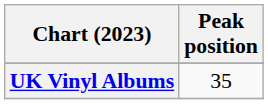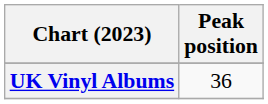(221, 80) 35 -> (221, 80) 36
